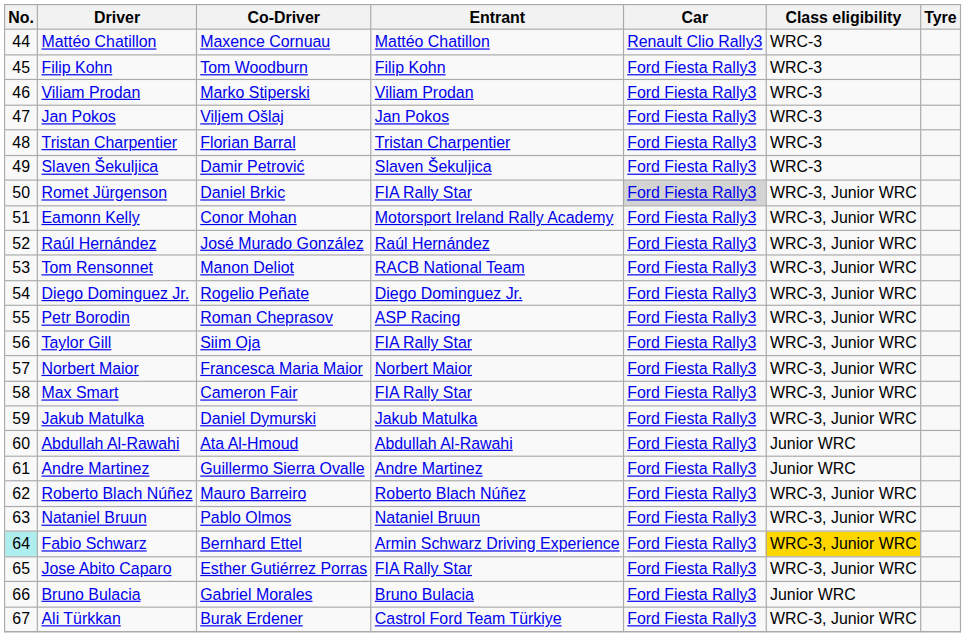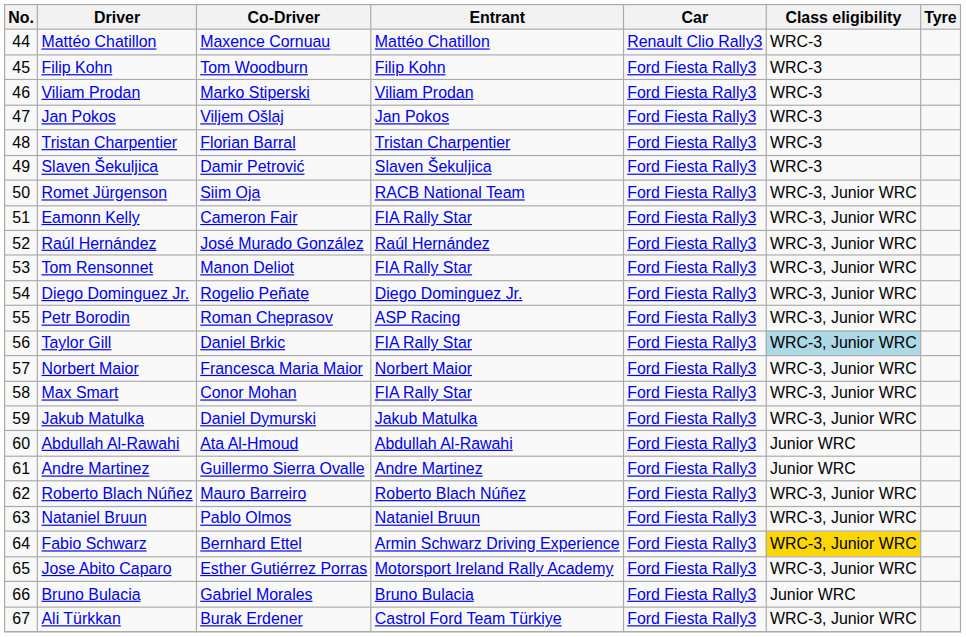(243, 192) Daniel Brkic -> (230, 192) Siim Oja
(423, 192) FIA Rally Star -> (450, 192) RACB National Team
(692, 192) lightgrey background -> (692, 192) no background
(248, 217) Conor Mohan -> (249, 217) Cameron Fair
(494, 217) Motorsport Ireland Rally Academy -> (423, 217) FIA Rally Star
(450, 268) RACB National Team -> (423, 268) FIA Rally Star
(230, 343) Siim Oja -> (243, 343) Daniel Brkic
(843, 343) no background -> (843, 343) lightblue background
(249, 393) Cameron Fair -> (248, 393) Conor Mohan
(21, 543) paleturquoise background -> (21, 543) no background
(423, 569) FIA Rally Star -> (494, 569) Motorsport Ireland Rally Academy
